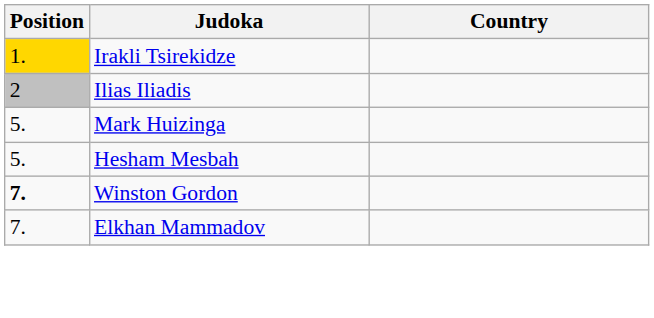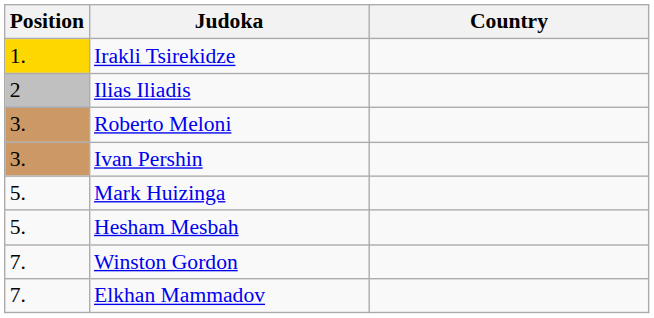+ row: (163, 124)
+ row: (148, 158)
(18, 192) bold -> (18, 261) normal
